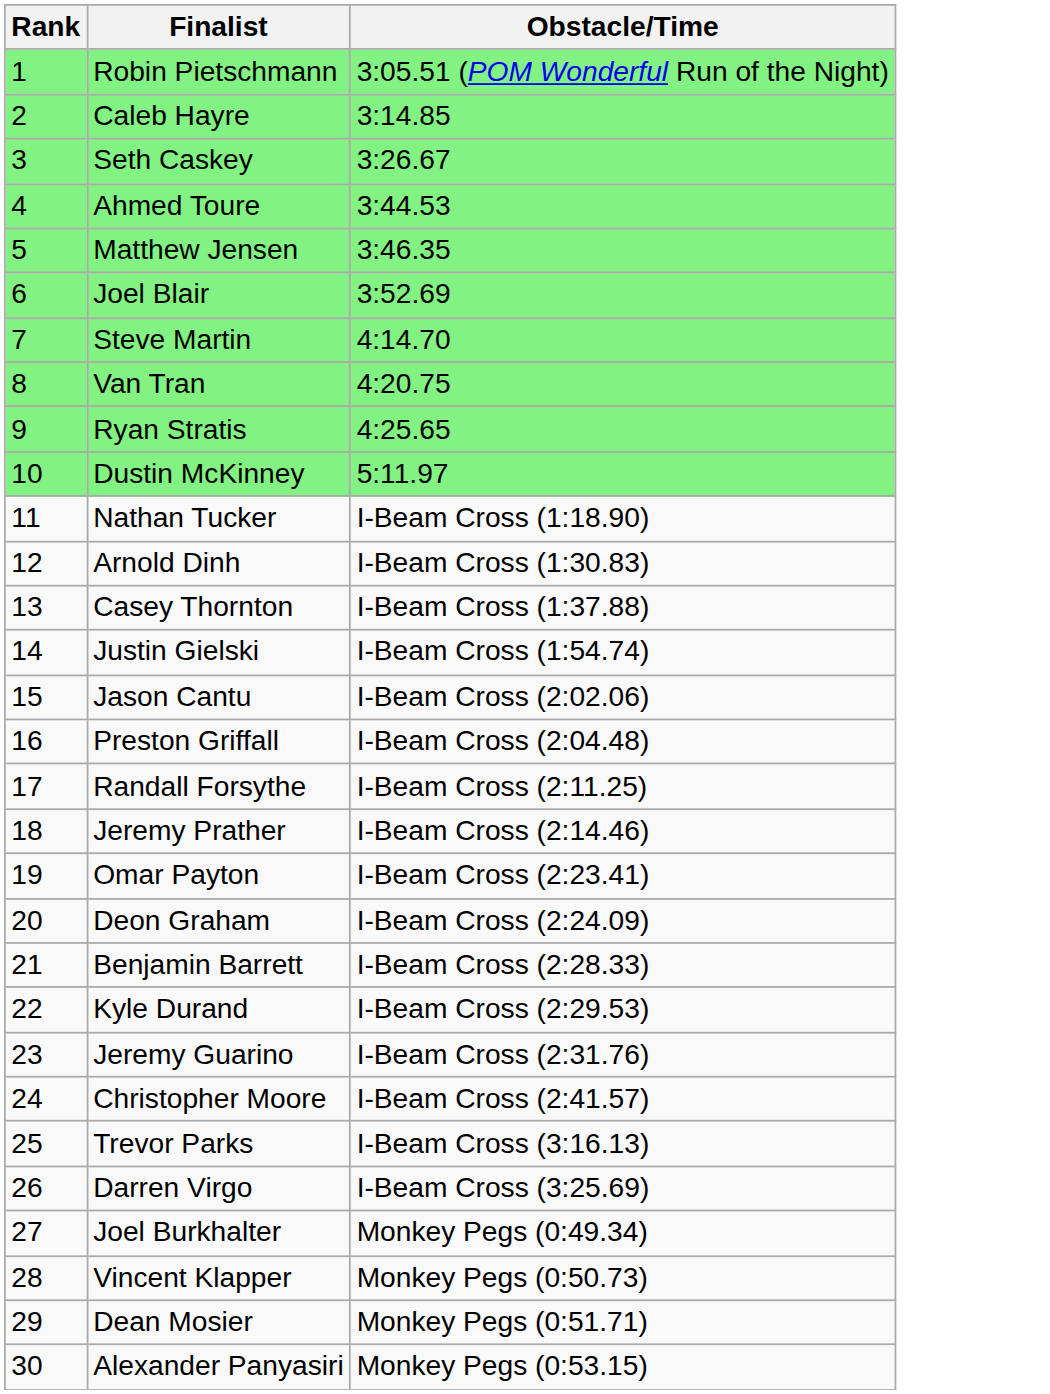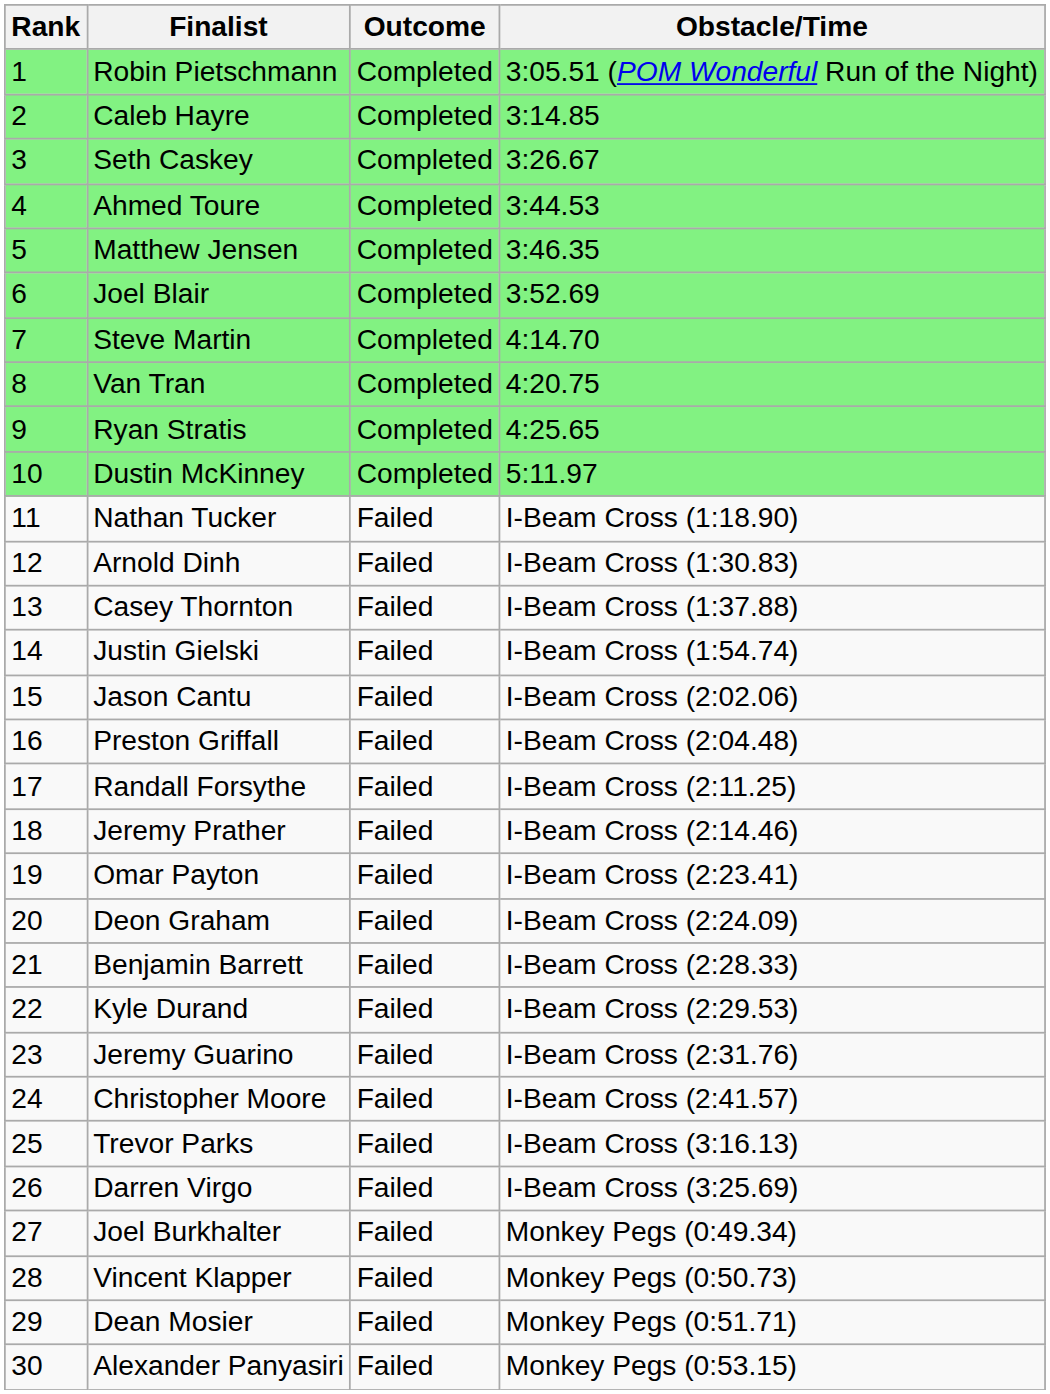+ column: (425, 26)
